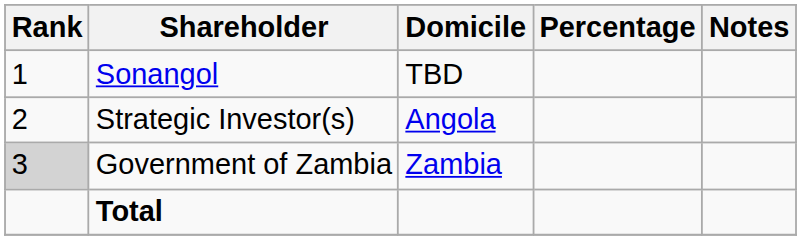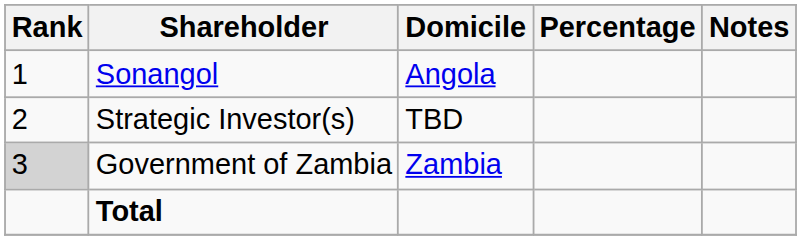(434, 73) TBD -> (450, 73) Angola
(450, 119) Angola -> (434, 119) TBD
